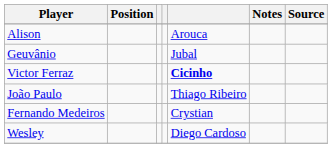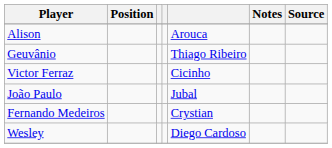(184, 53) Jubal -> (209, 53) Thiago Ribeiro
(191, 73) bold -> (190, 73) normal
(209, 93) Thiago Ribeiro -> (184, 93) Jubal
